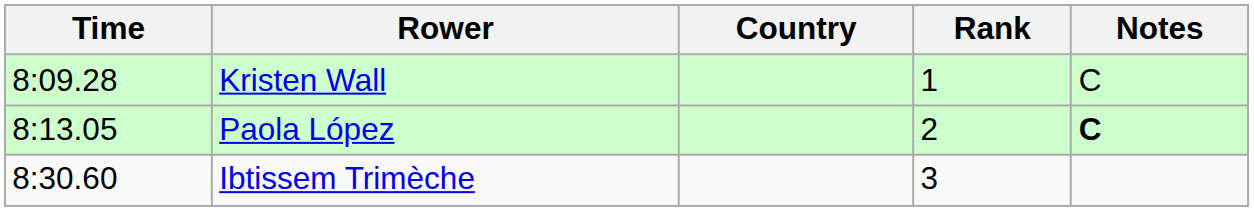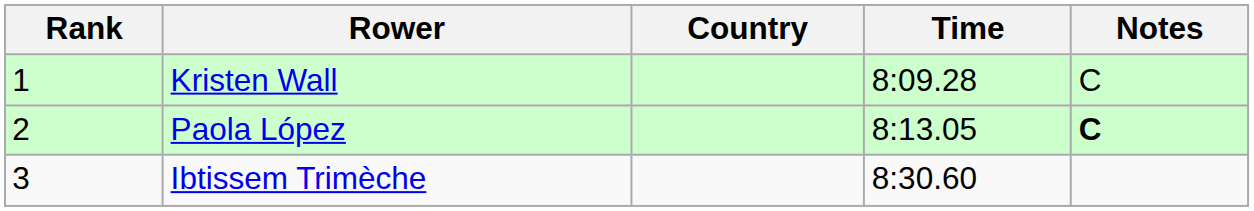columns swapped: (992, 29) <-> (108, 29)
